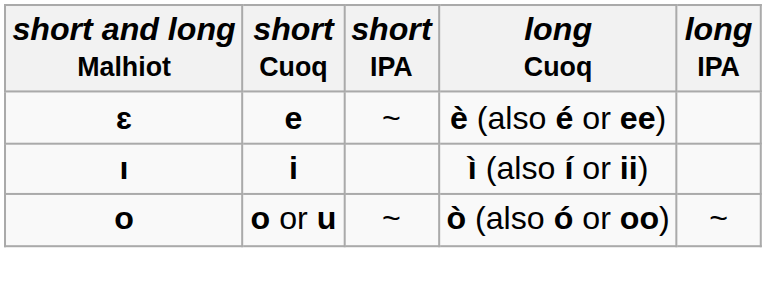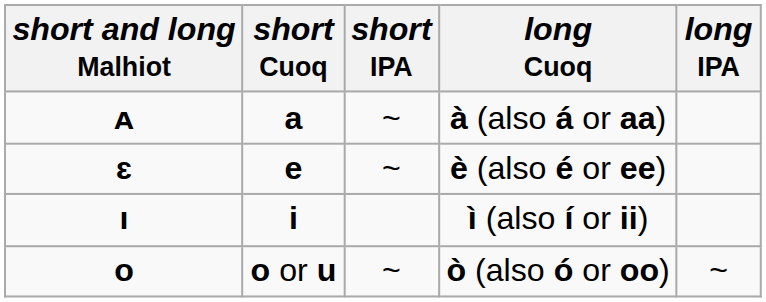+ row: (558, 117)
